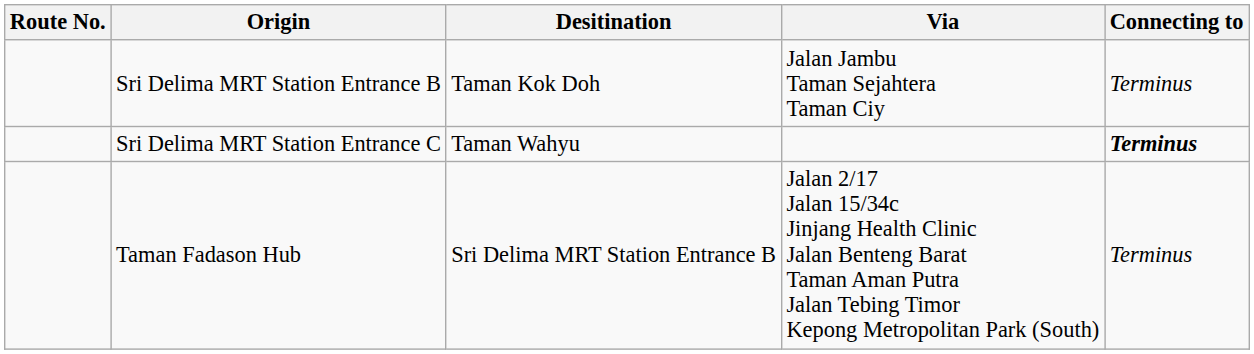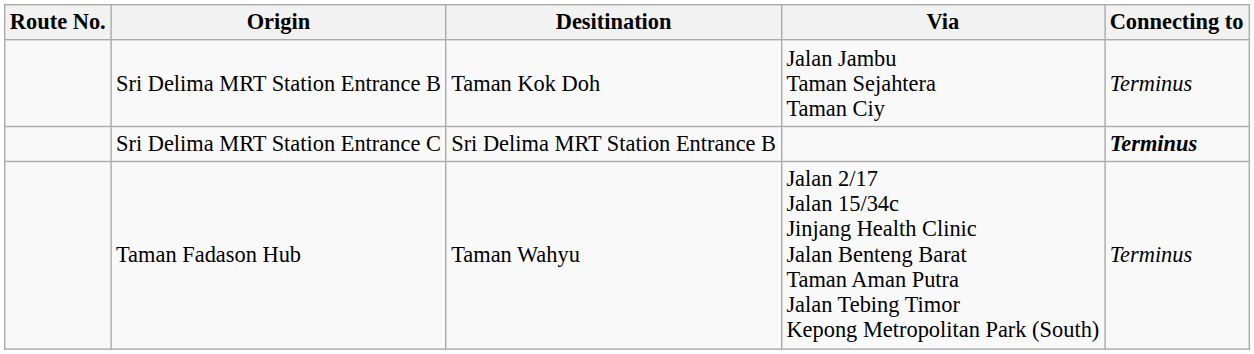(516, 143) Taman Wahyu -> (614, 143) Sri Delima MRT Station Entrance B
(614, 254) Sri Delima MRT Station Entrance B -> (516, 254) Taman Wahyu
